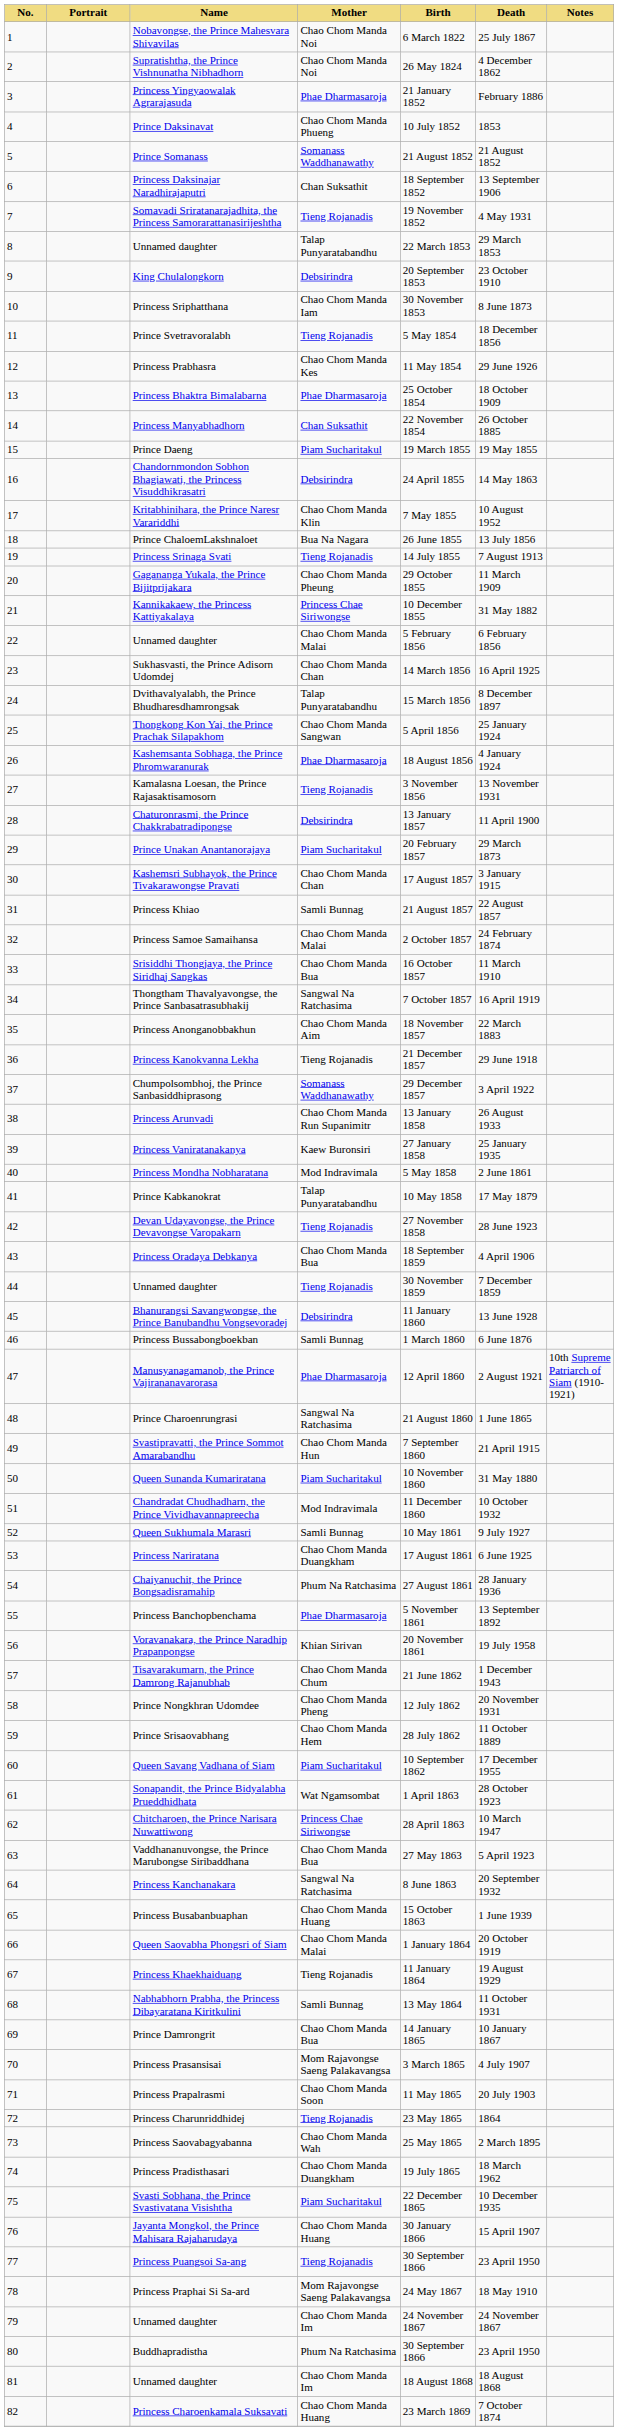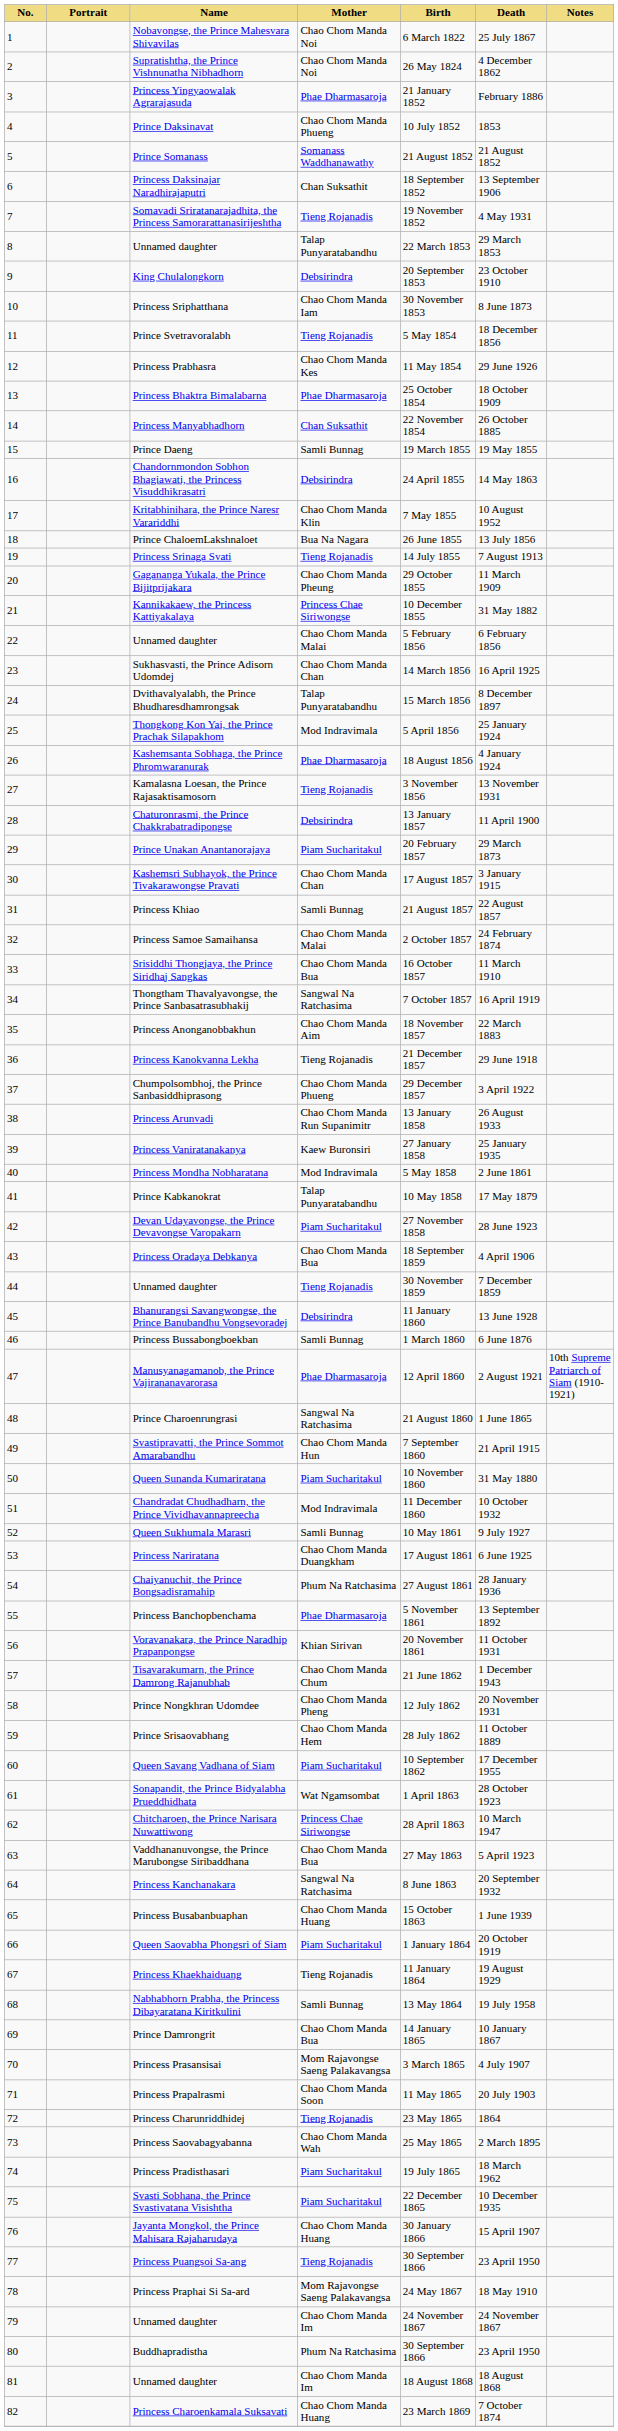(341, 449) Piam Sucharitakul -> (332, 449) Samli Bunnag
(344, 730) Chao Chom Manda Sangwan -> (339, 730) Mod Indravimala
(337, 1089) Somanass Waddhanawathy -> (344, 1089) Chao Chom Manda Phueng
(337, 1226) Tieng Rojanadis -> (341, 1226) Piam Sucharitakul
(507, 1645) 19 July 1958 -> (503, 1645) 11 October 1931
(344, 1945) Chao Chom Manda Malai -> (341, 1945) Piam Sucharitakul
(503, 2004) 11 October 1931 -> (507, 2004) 19 July 1958
(344, 2172) Chao Chom Manda Duangkham -> (341, 2172) Piam Sucharitakul
